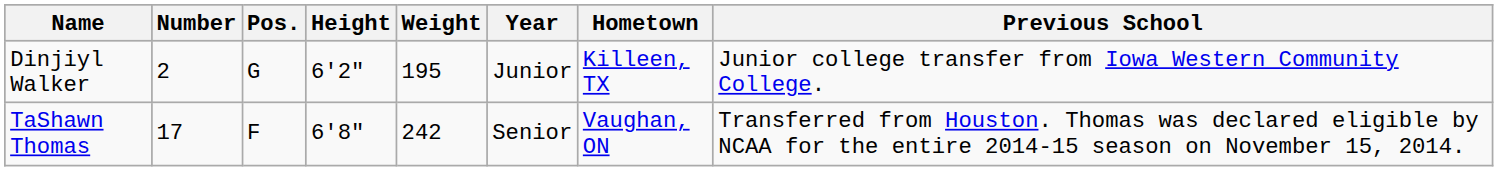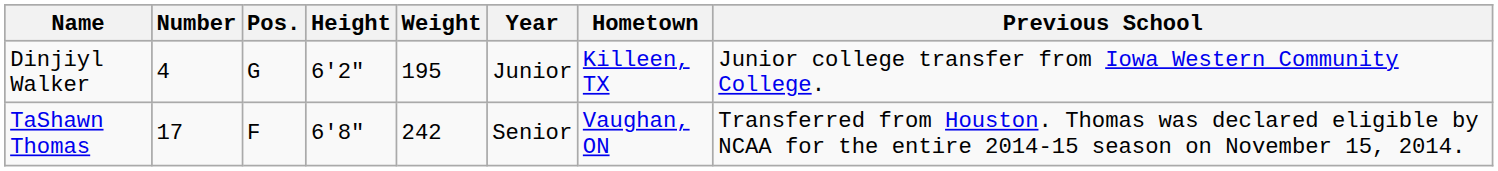(163, 72) 2 -> (163, 72) 4
